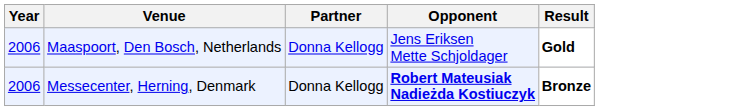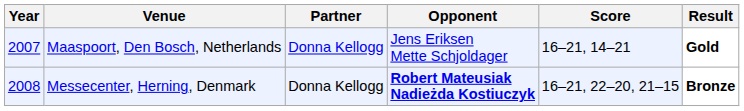+ column: (610, 16)
(24, 47) 2006 -> (24, 47) 2007
(24, 87) 2006 -> (24, 87) 2008
